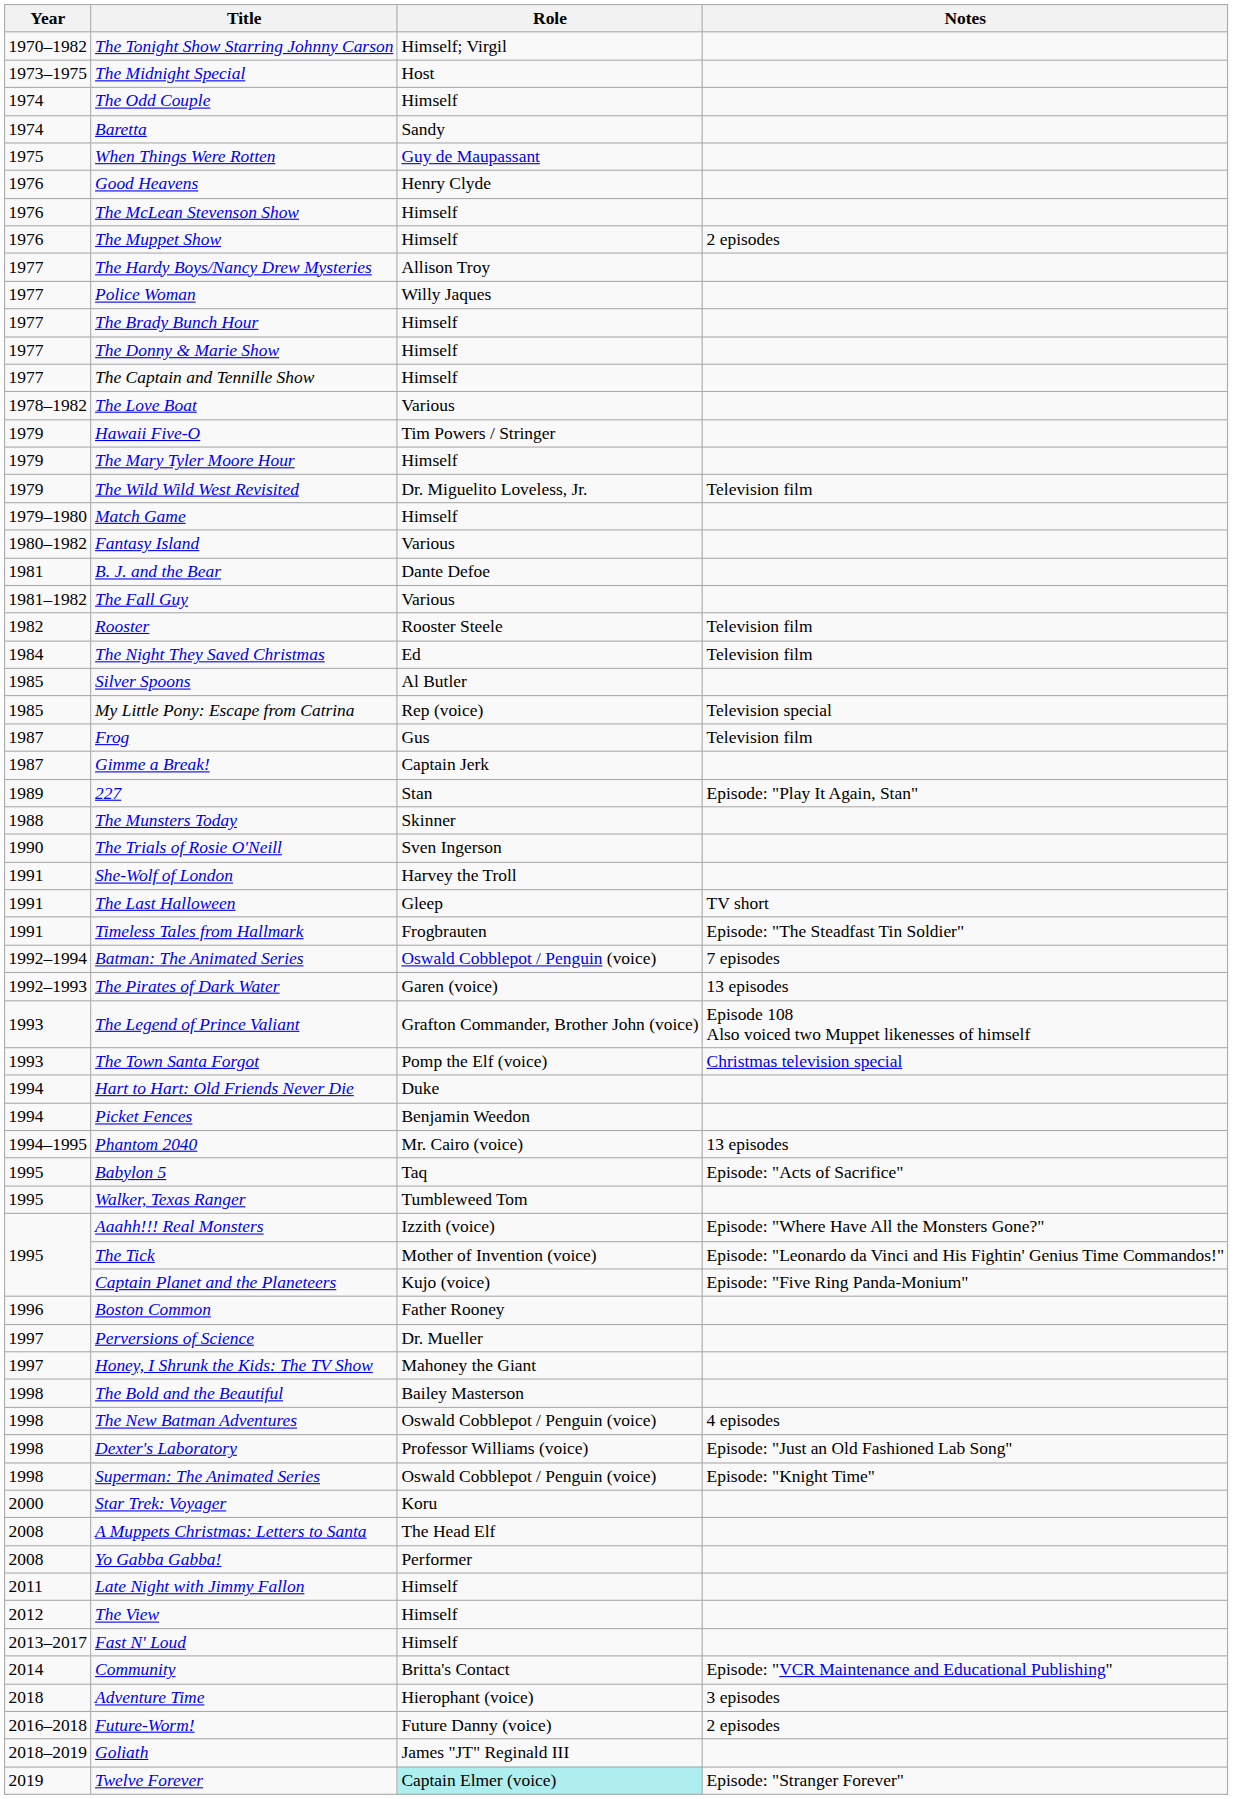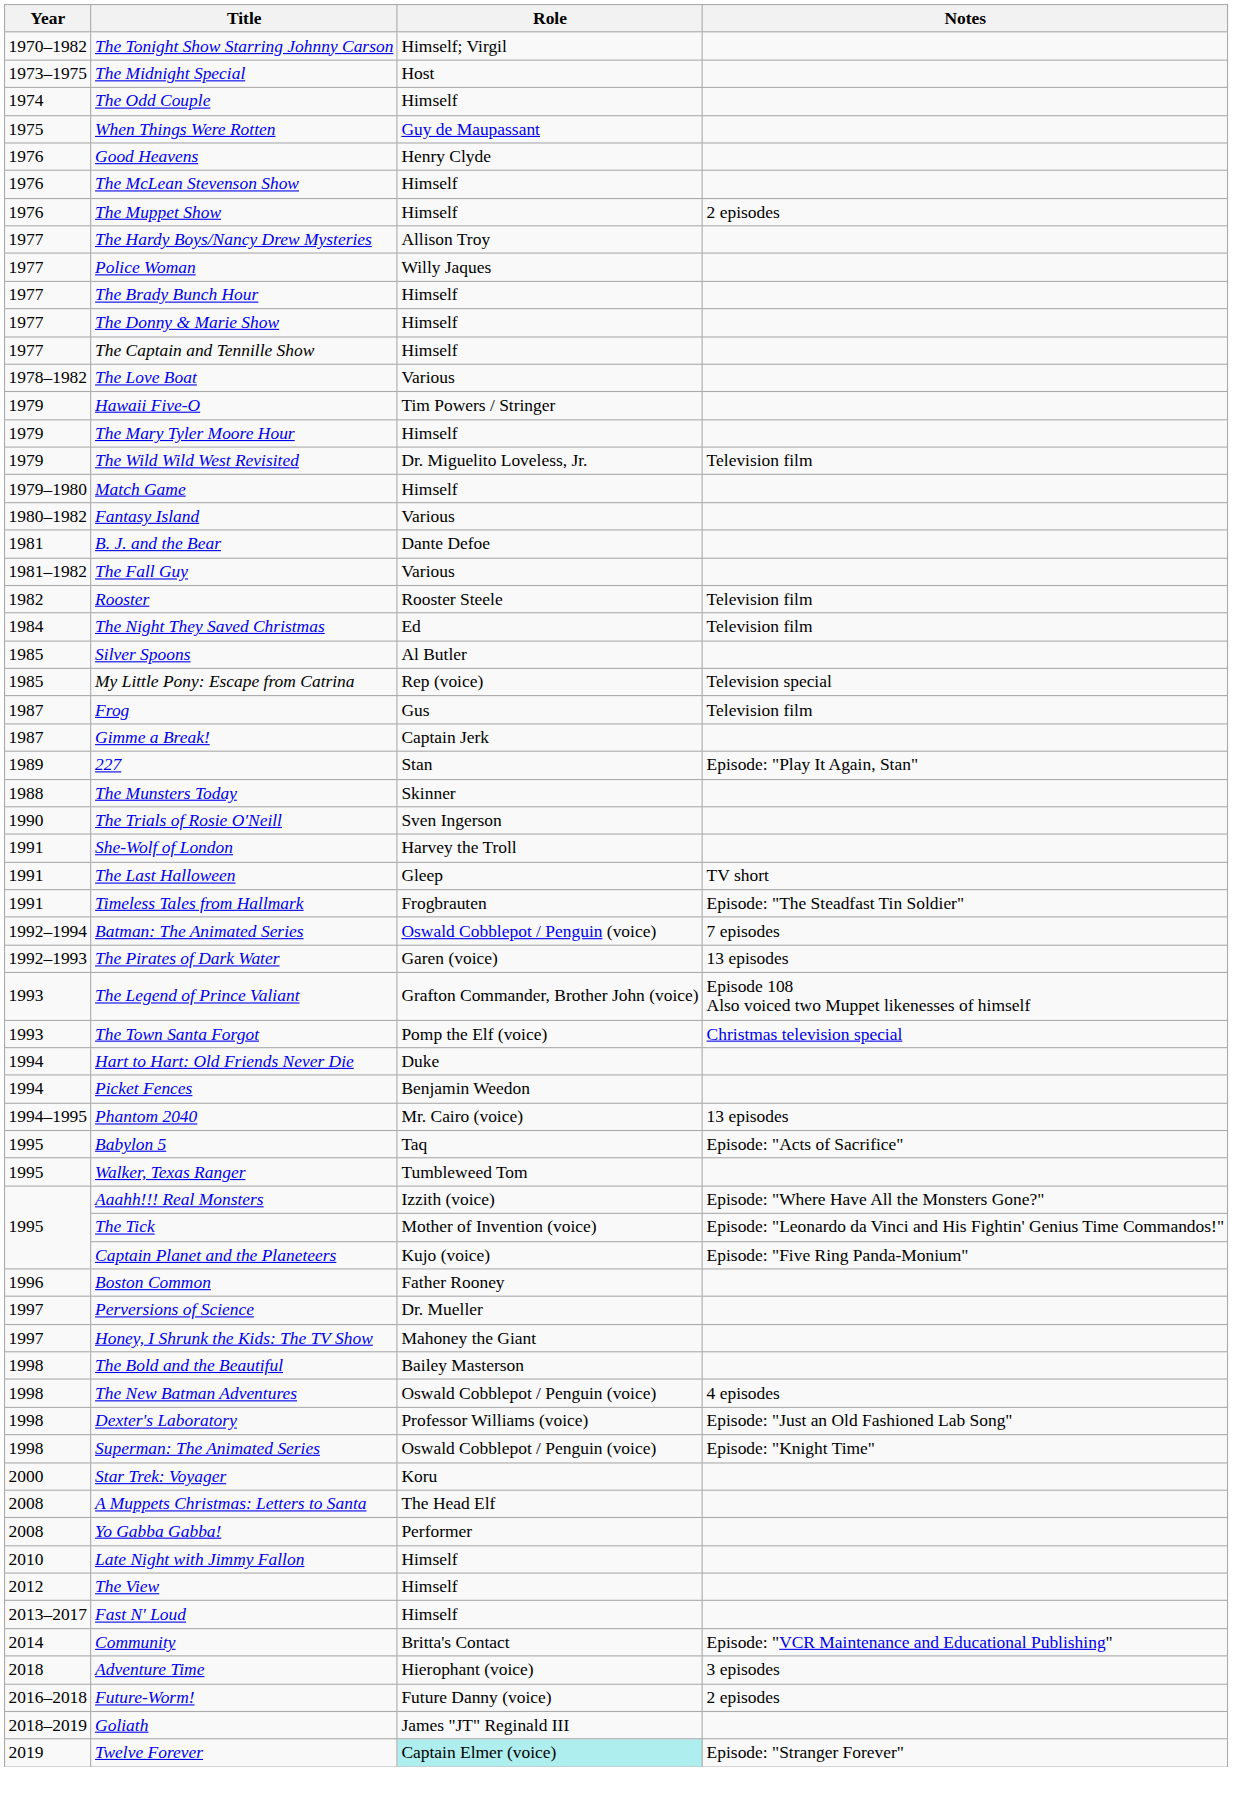- row: (121, 128)
(26, 1586) 2011 -> (26, 1559) 2010
